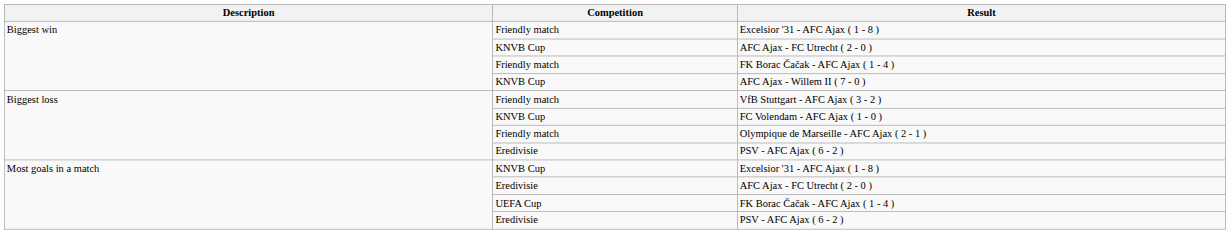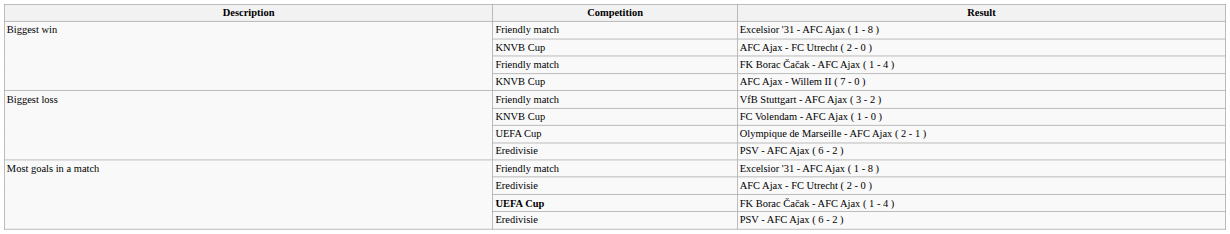(527, 133) Friendly match -> (518, 133) UEFA Cup
(520, 168) KNVB Cup -> (527, 168) Friendly match
(518, 202) normal -> (520, 202) bold
